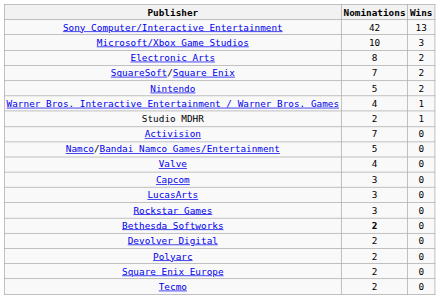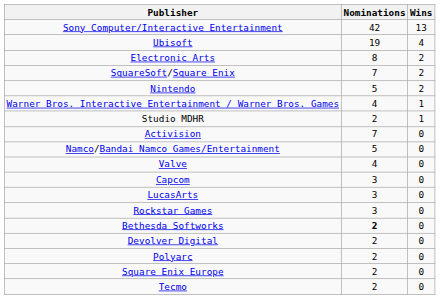+ row: (173, 42)
- row: (173, 42)
